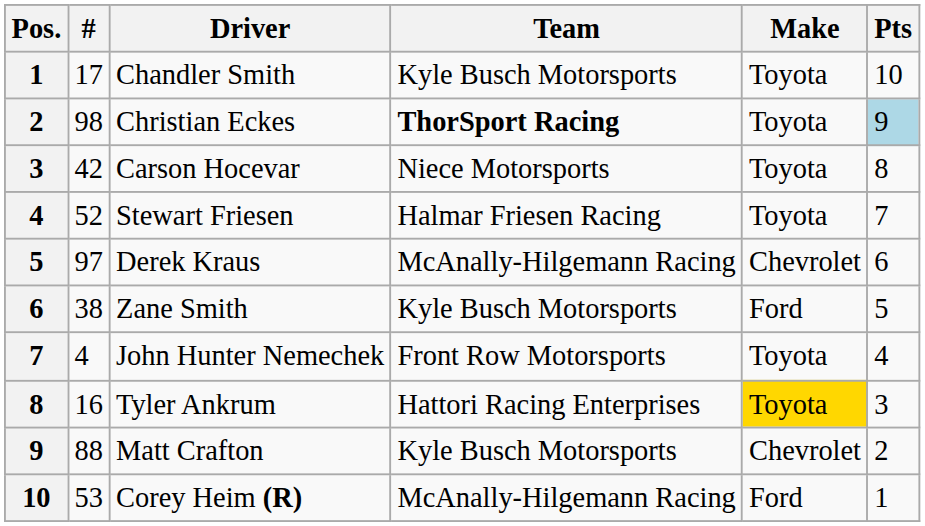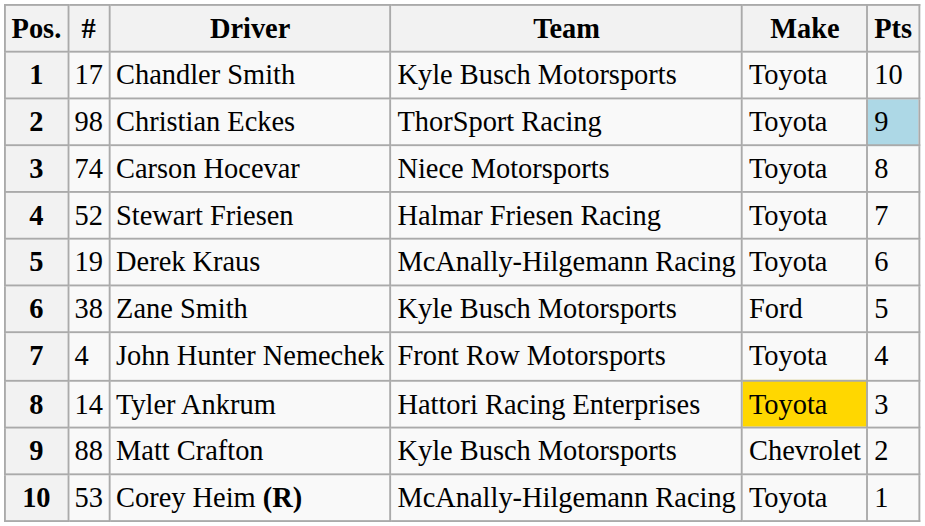(508, 121) bold -> (500, 121) normal
(89, 168) 42 -> (89, 168) 74
(89, 262) 97 -> (89, 262) 19
(805, 262) Chevrolet -> (788, 262) Toyota
(89, 403) 16 -> (89, 403) 14
(776, 496) Ford -> (788, 496) Toyota
